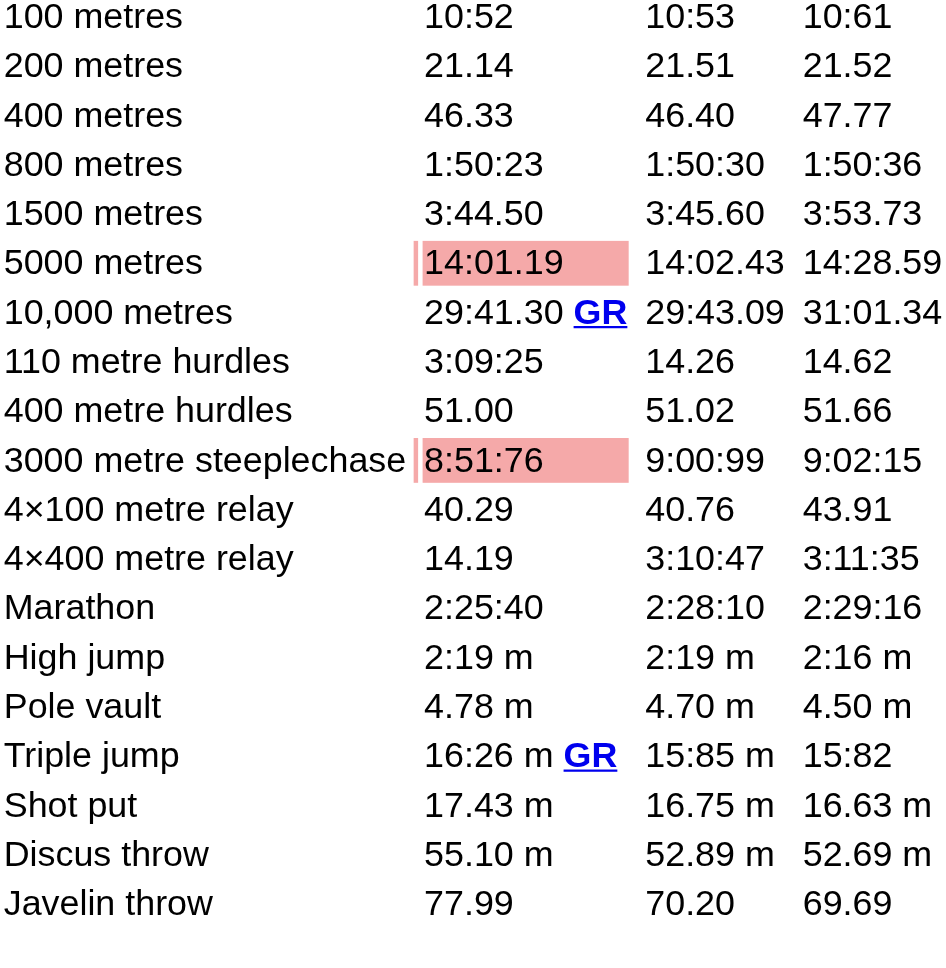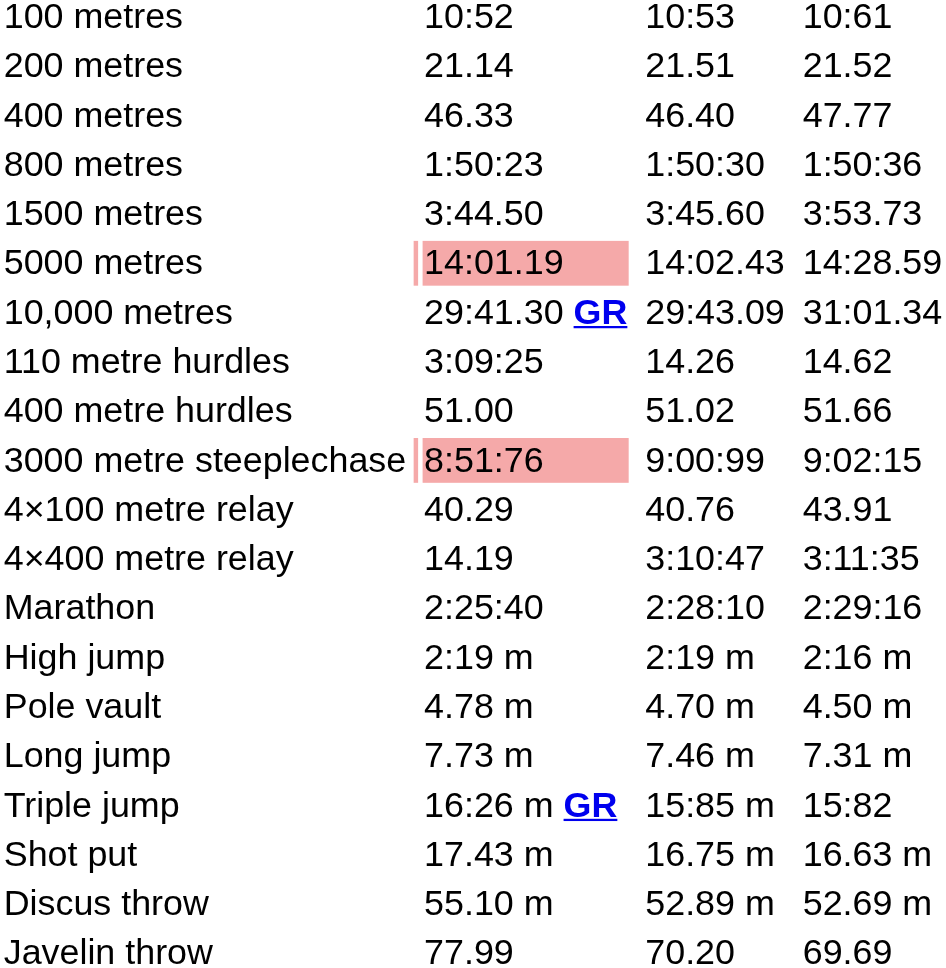+ row: (87, 755)
